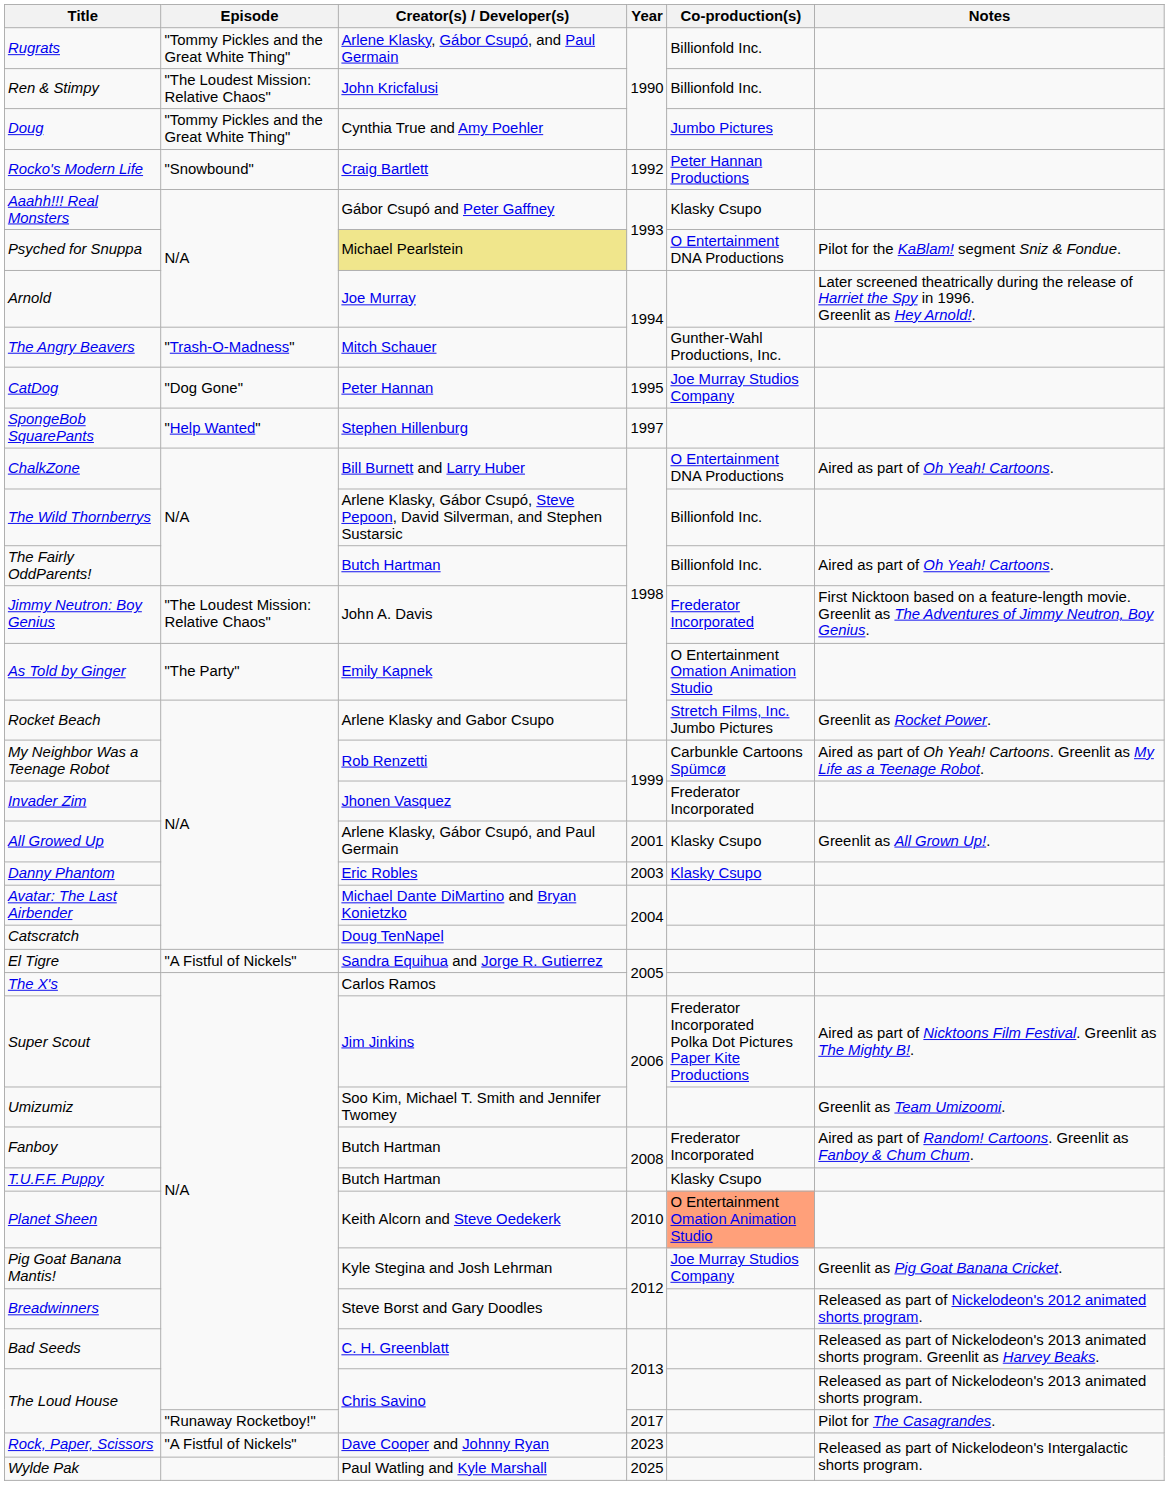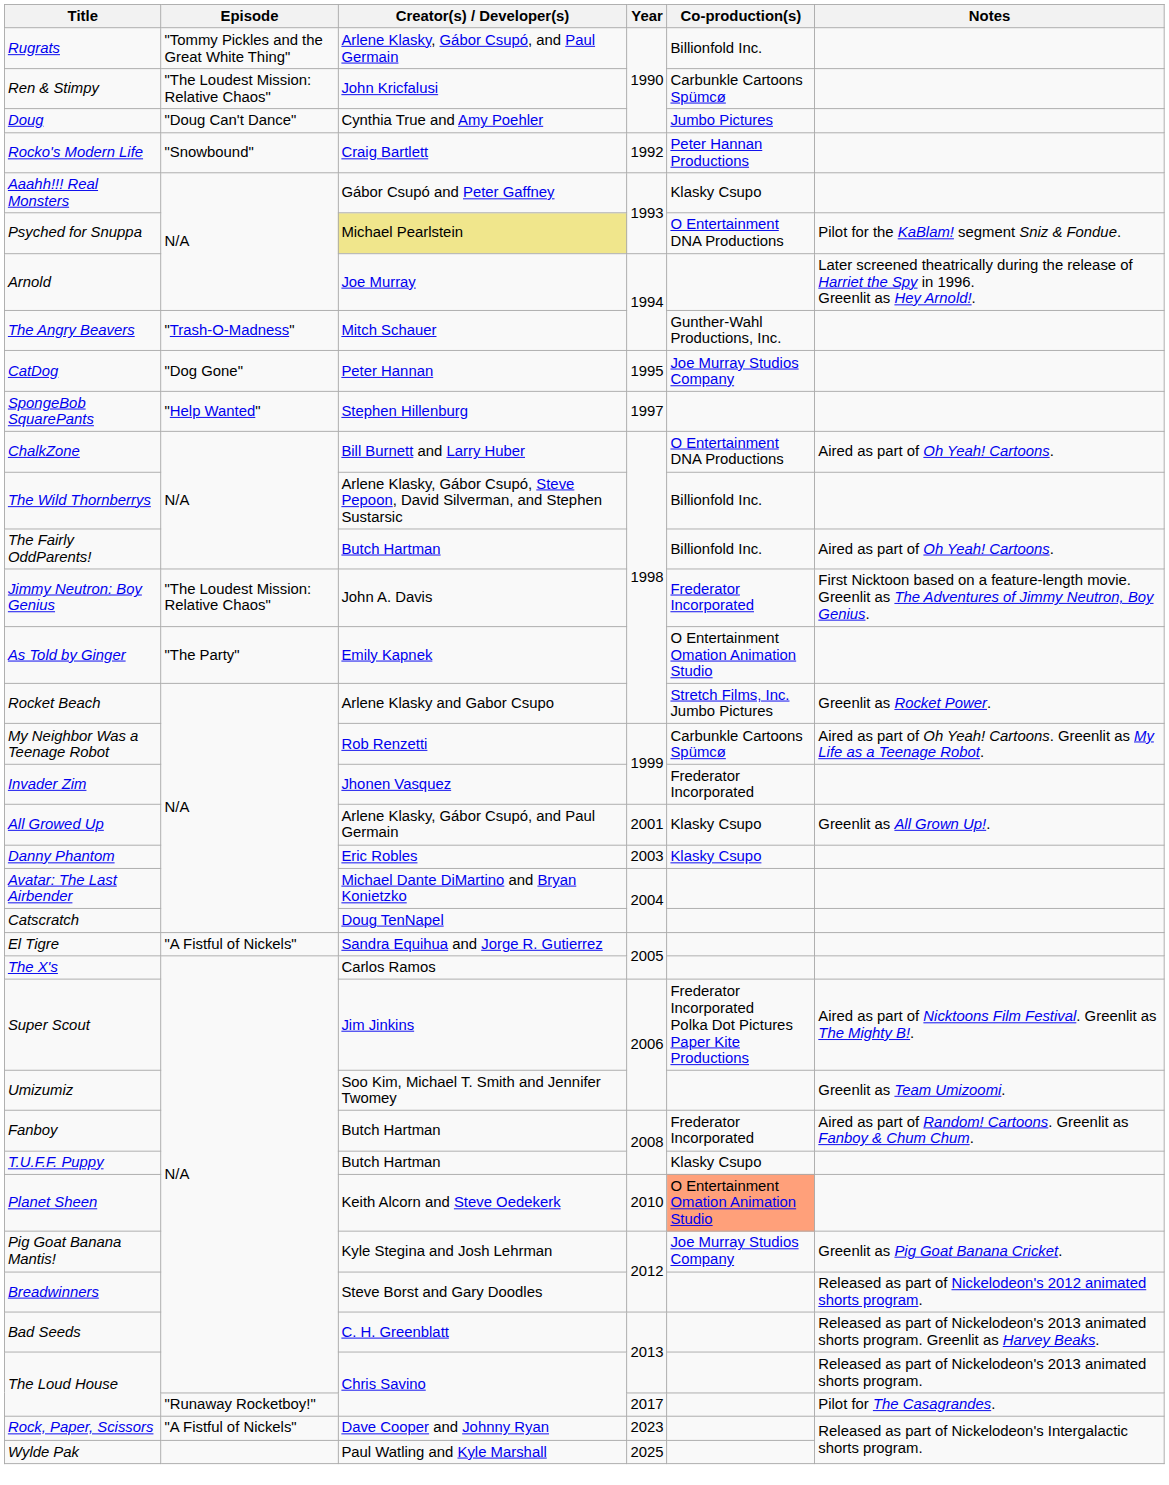(716, 88) Billionfold Inc. -> (737, 88) Carbunkle Cartoons Spümcø
(244, 128) "Tommy Pickles and the Great White Thing" -> (230, 120) "Doug Can't Dance"
